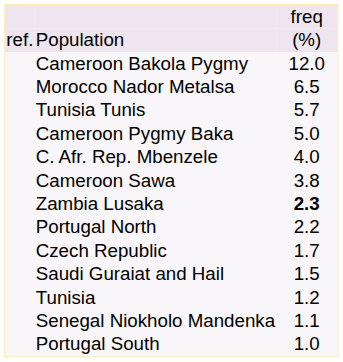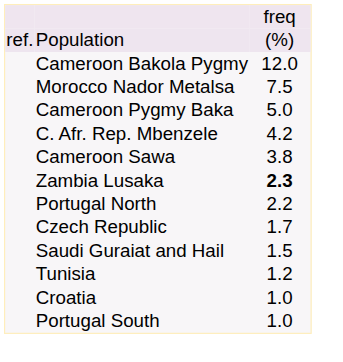(307, 86) 6.5 -> (280, 86) 7.5
- row: (91, 110)
(307, 157) 4.0 -> (280, 133) 4.2
- row: (155, 320)
+ row: (66, 297)
